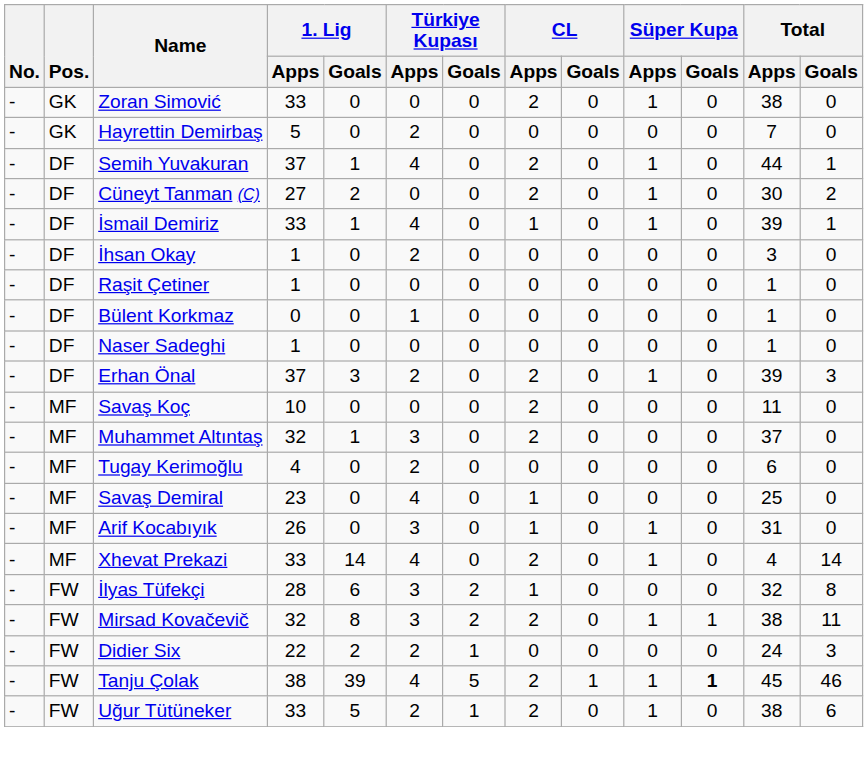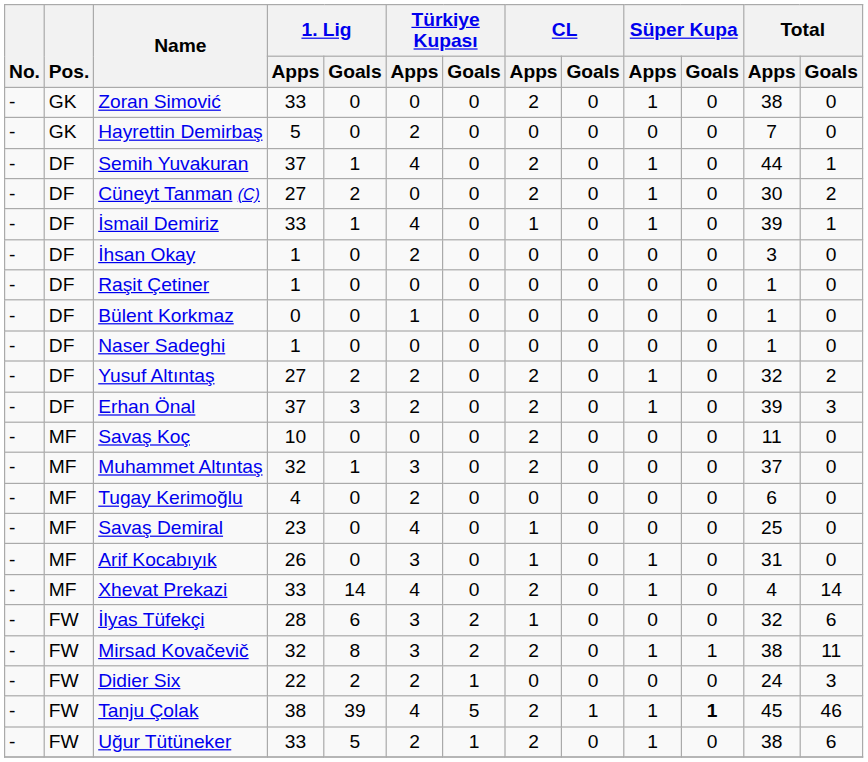+ row: (156, 376)
(831, 589) 8 -> (831, 619) 6
